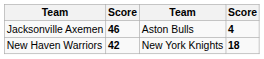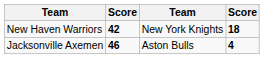rows swapped: (54, 45) <-> (55, 29)
